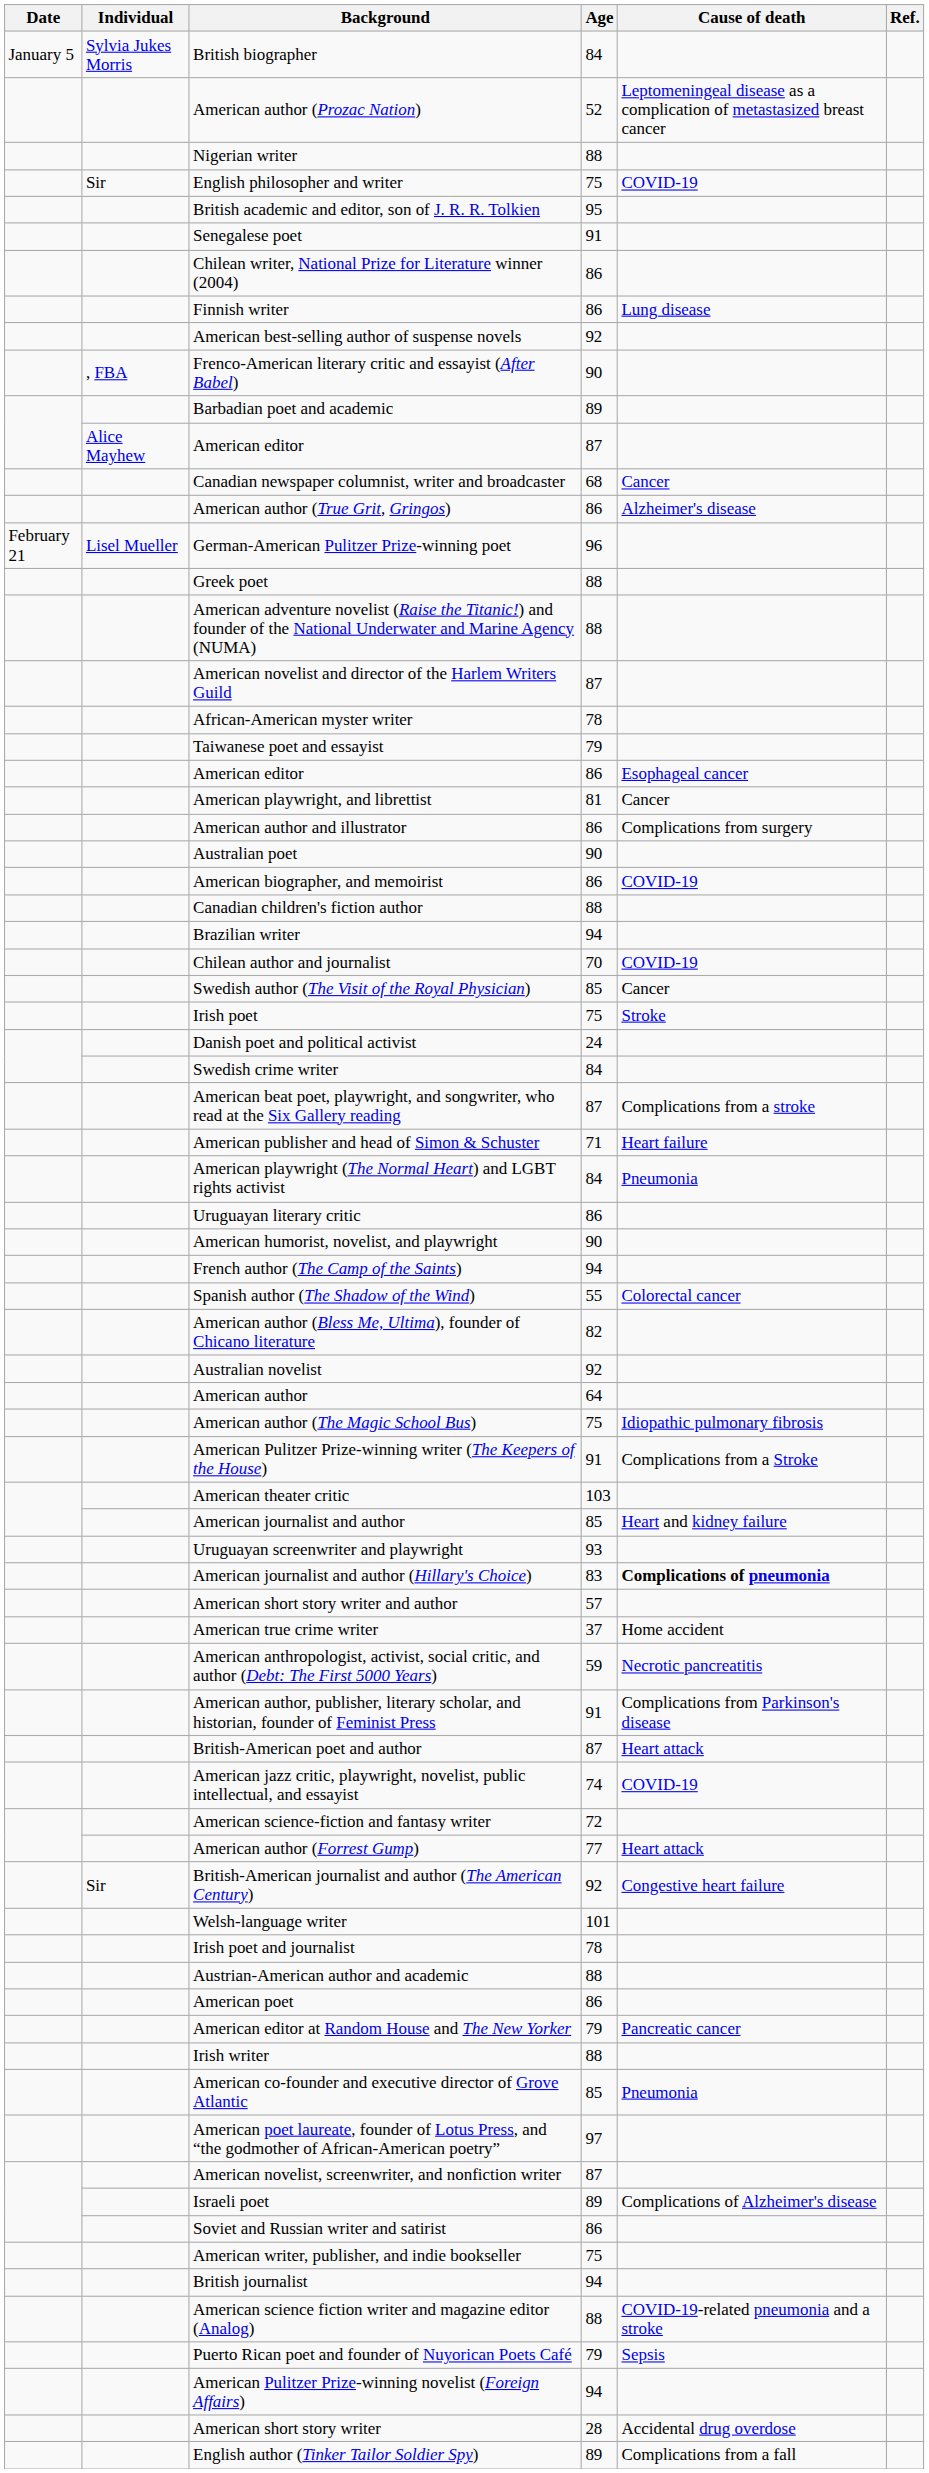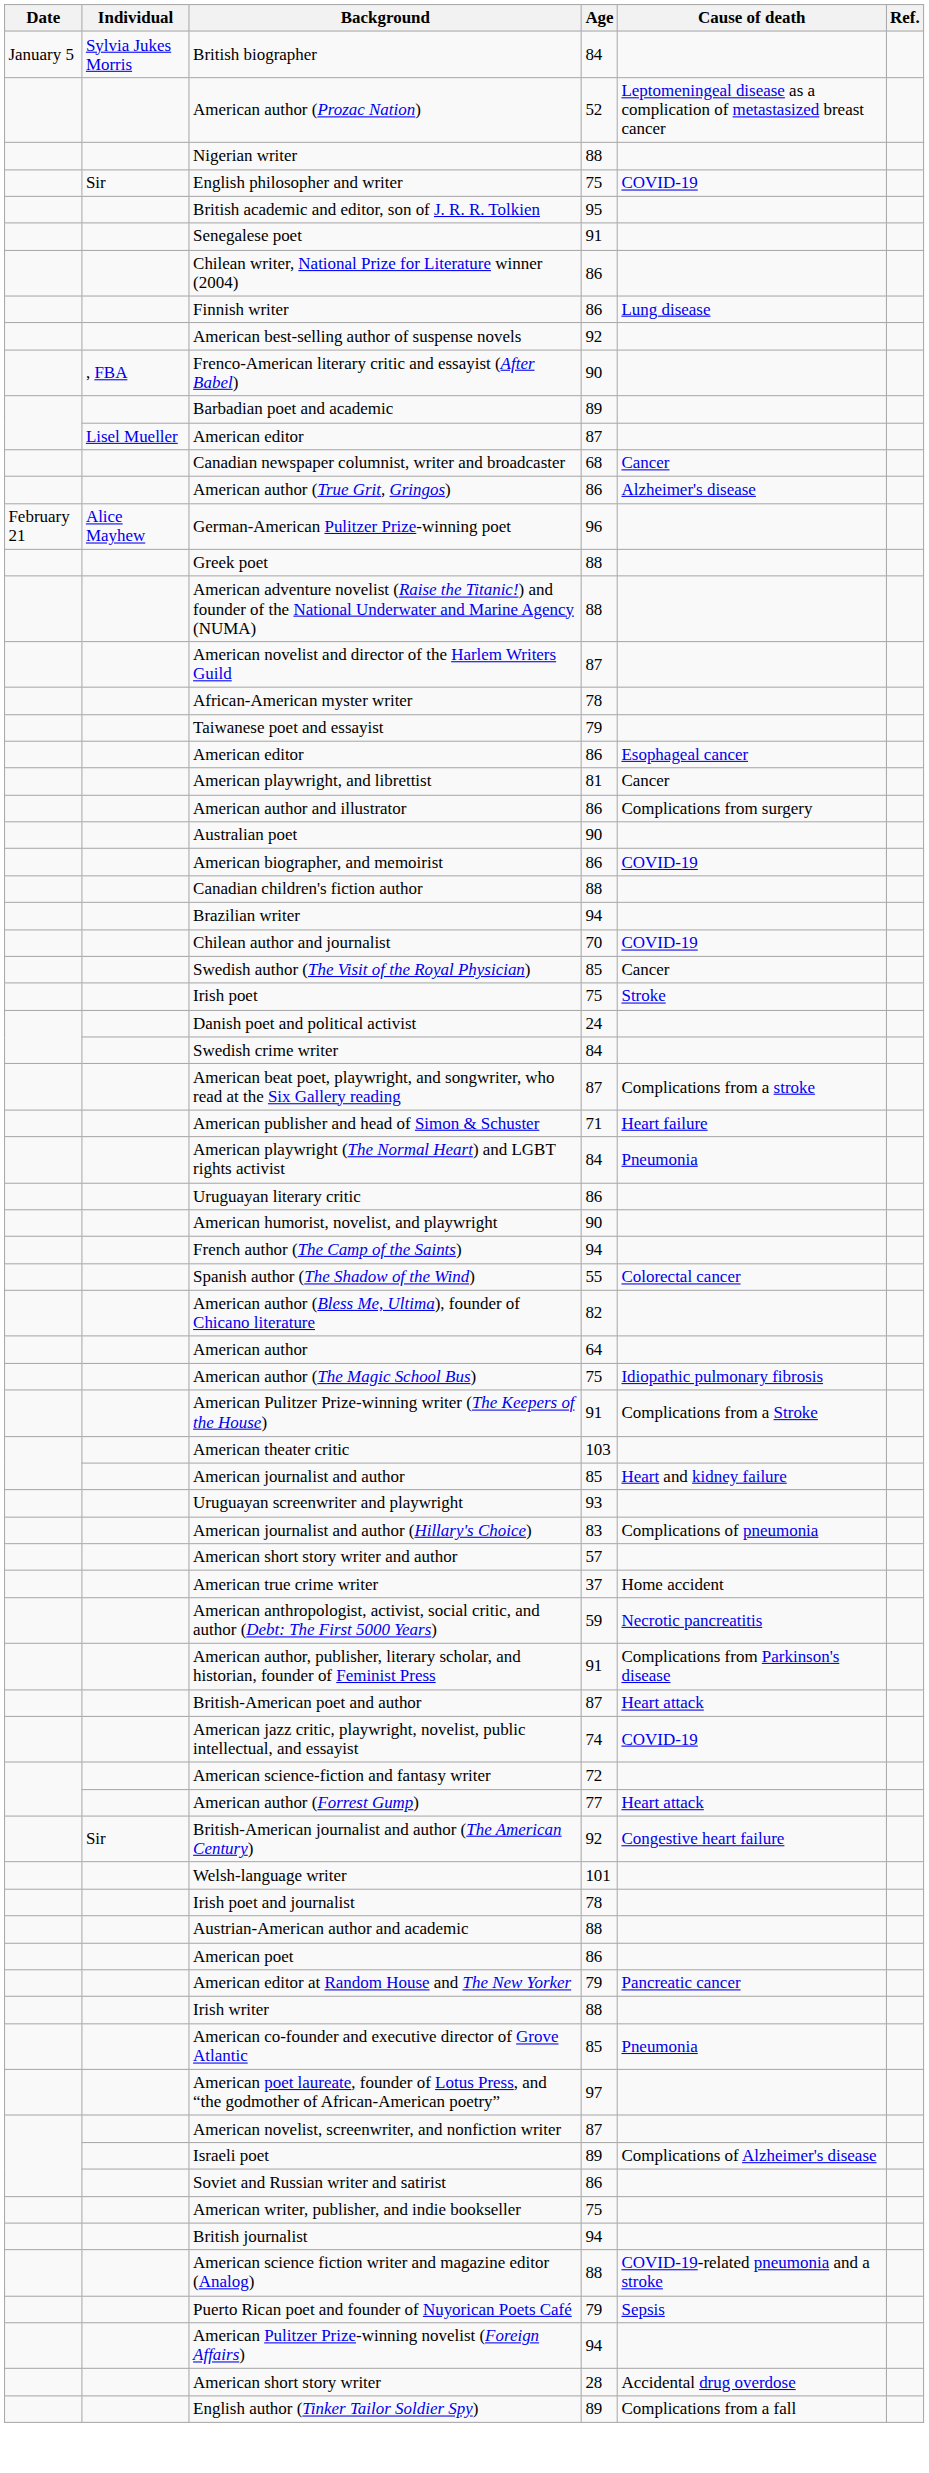(116, 445) Alice Mayhew -> (132, 436) Lisel Mueller
(132, 545) Lisel Mueller -> (116, 526) Alice Mayhew
- row: (257, 1368)
(726, 1576) bold -> (720, 1530) normal
